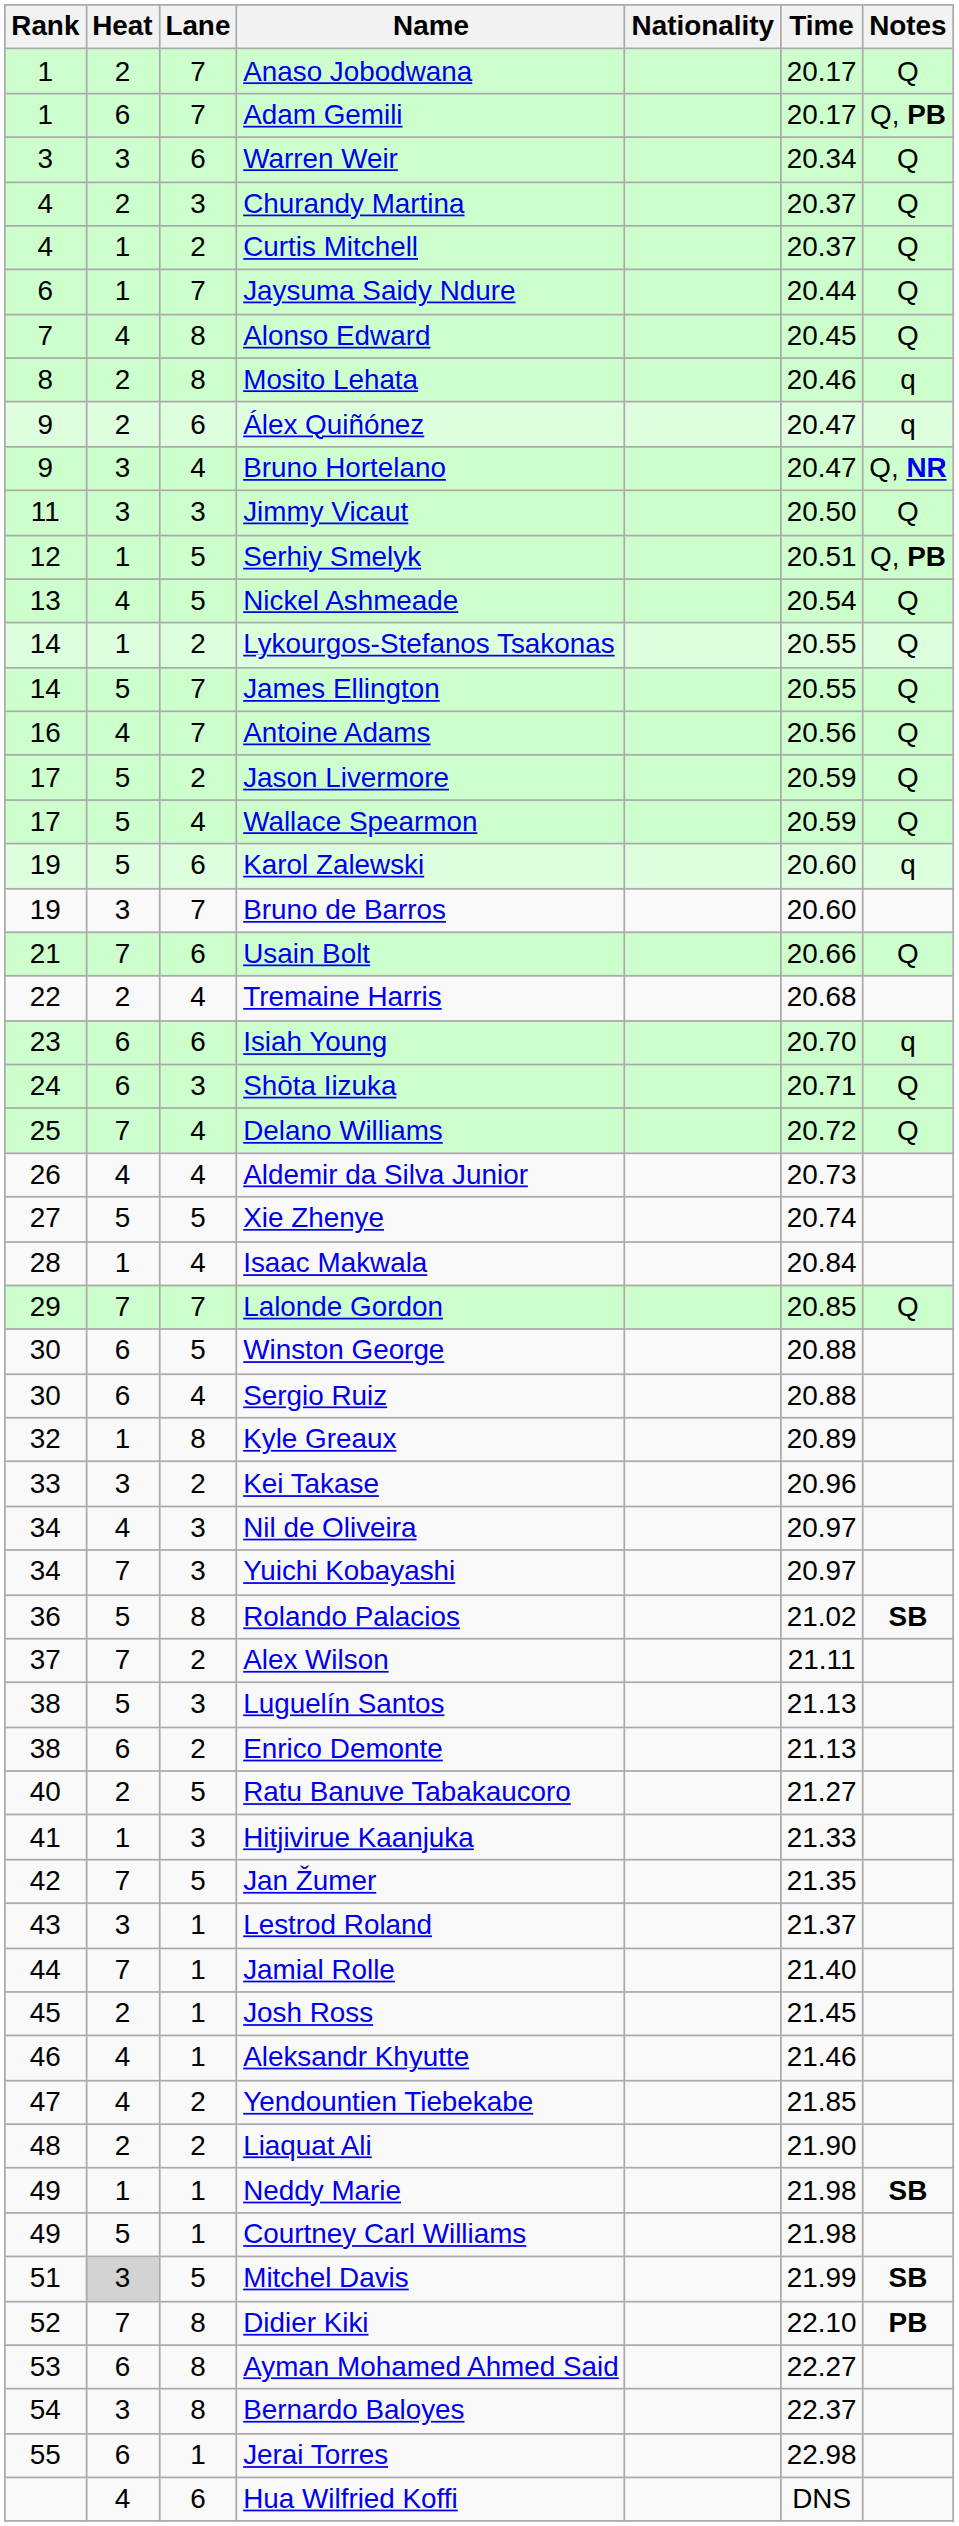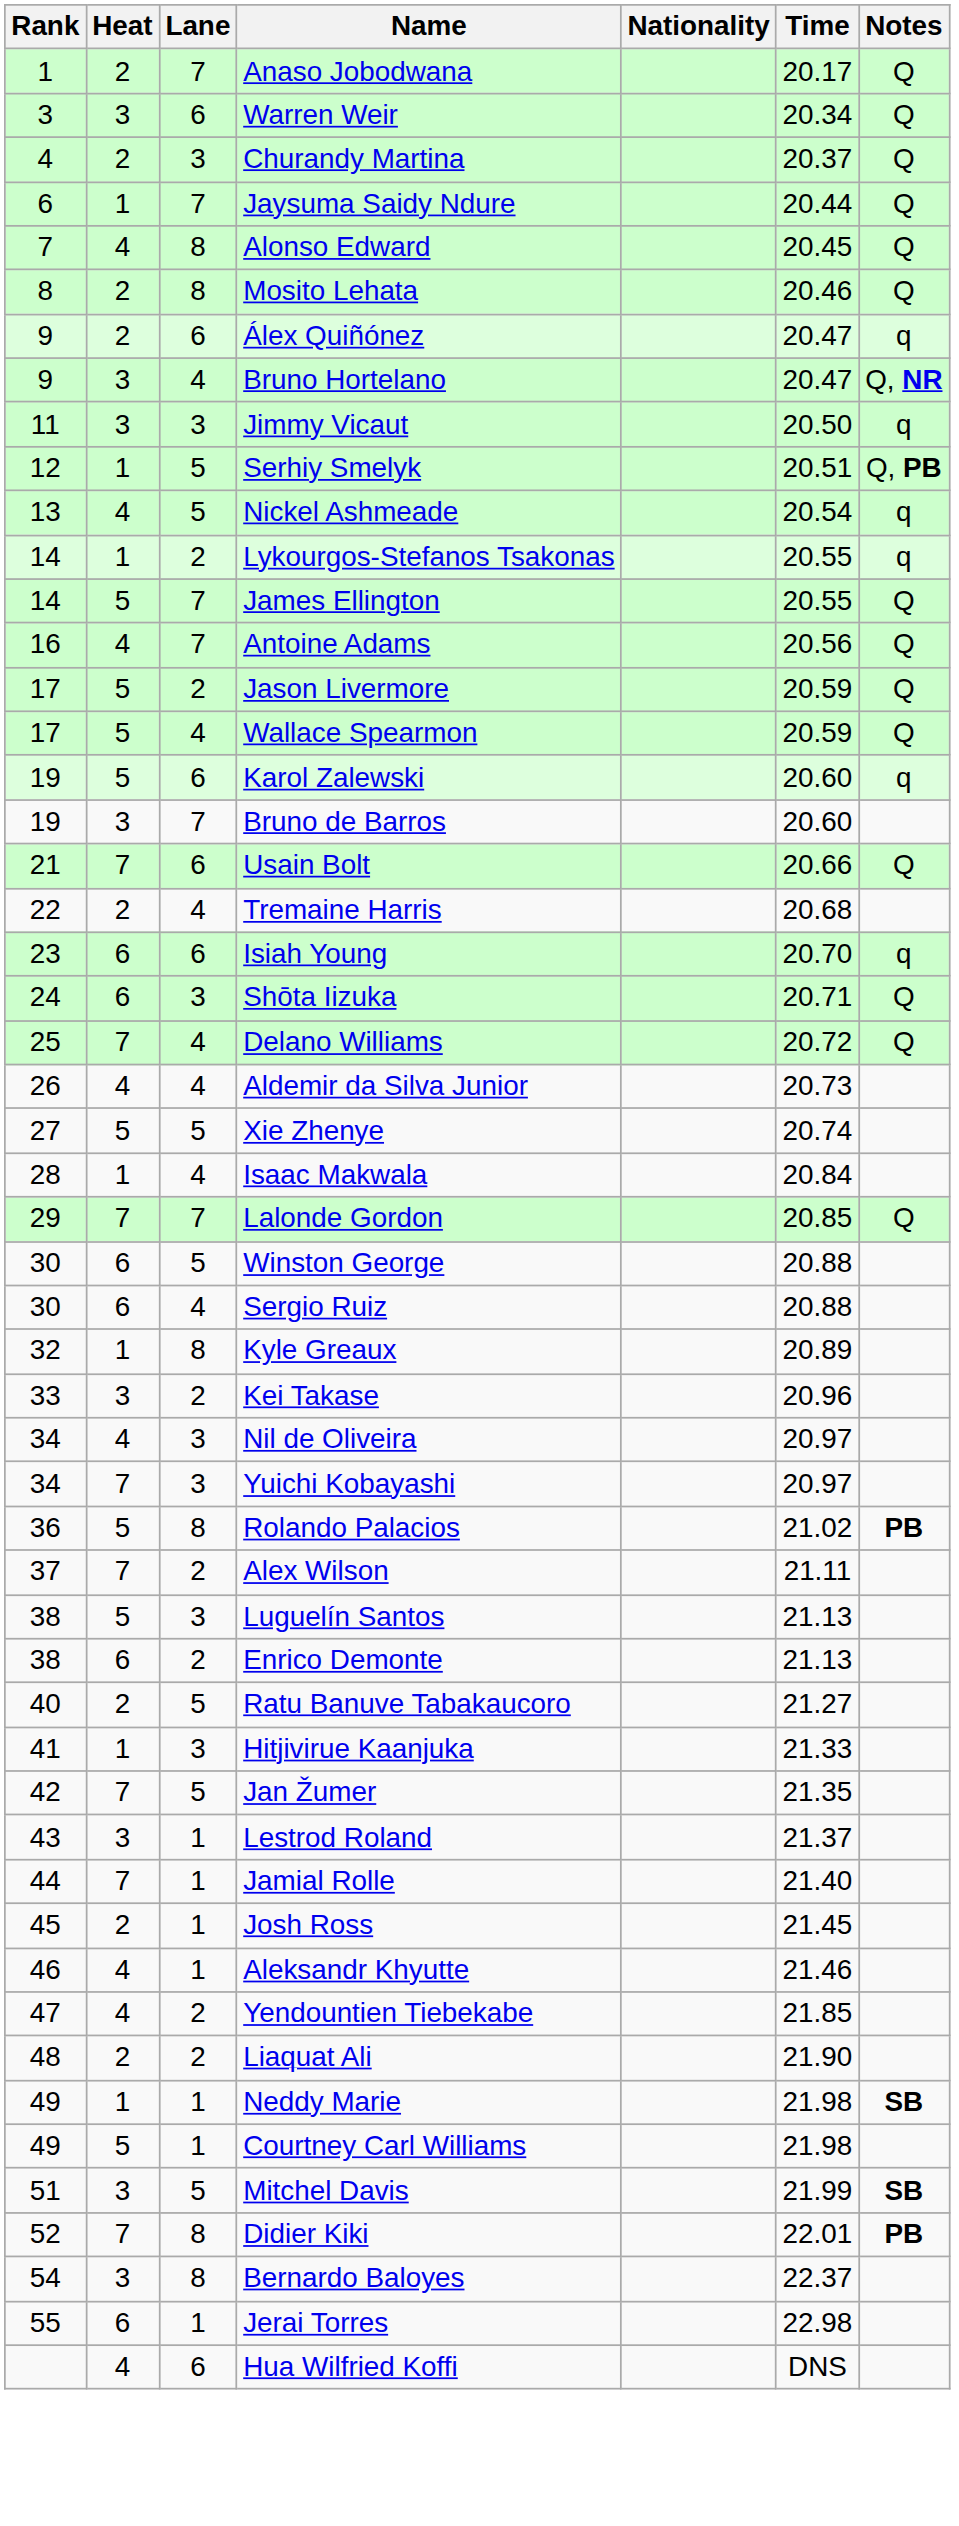- row: (323, 114)
- row: (331, 247)
(908, 379) q -> (904, 291) Q
(908, 512) Q -> (904, 423) q
(908, 600) Q -> (904, 512) q
(908, 644) Q -> (904, 556) q
(908, 1616) SB -> (904, 1527) PB
(122, 2278) lightgrey background -> (122, 2190) no background
(822, 2322) 22.10 -> (817, 2234) 22.01
- row: (431, 2366)
